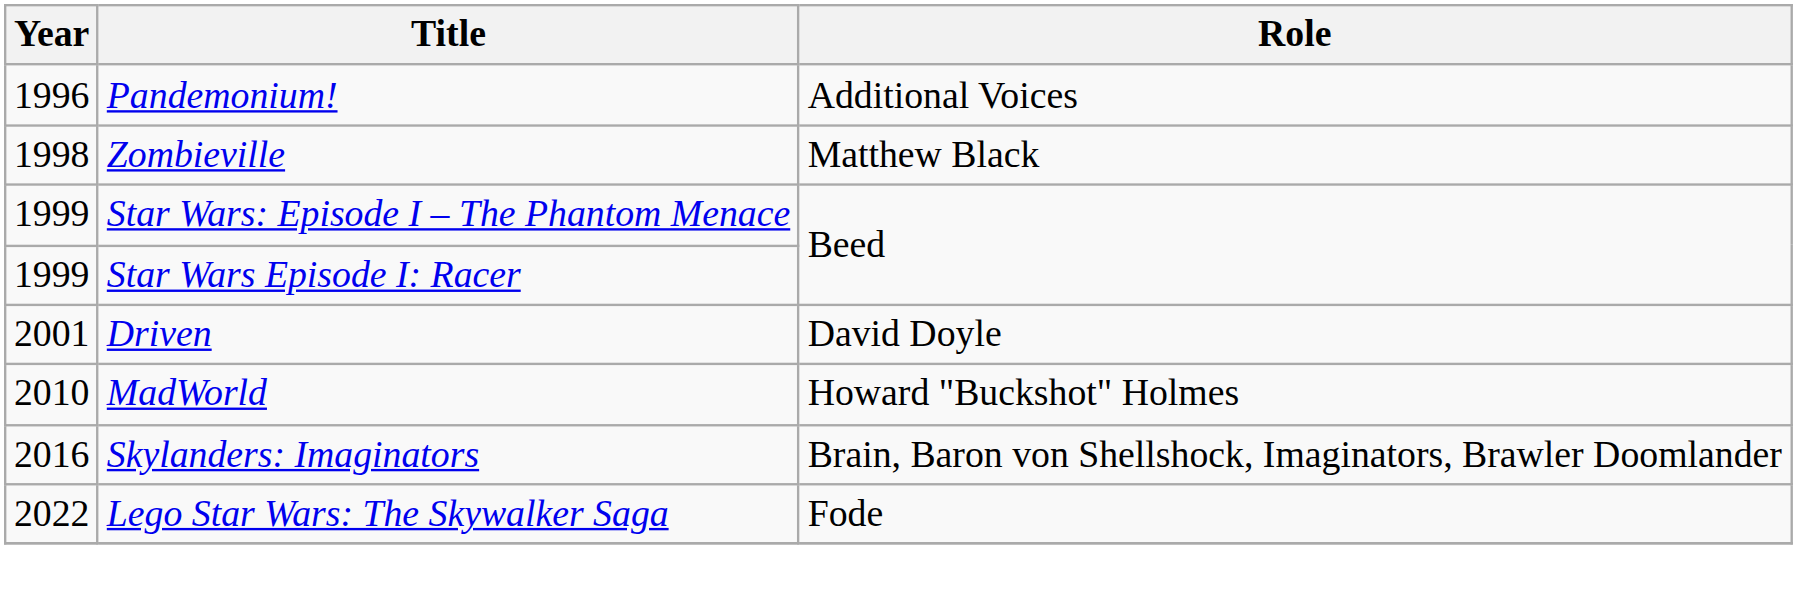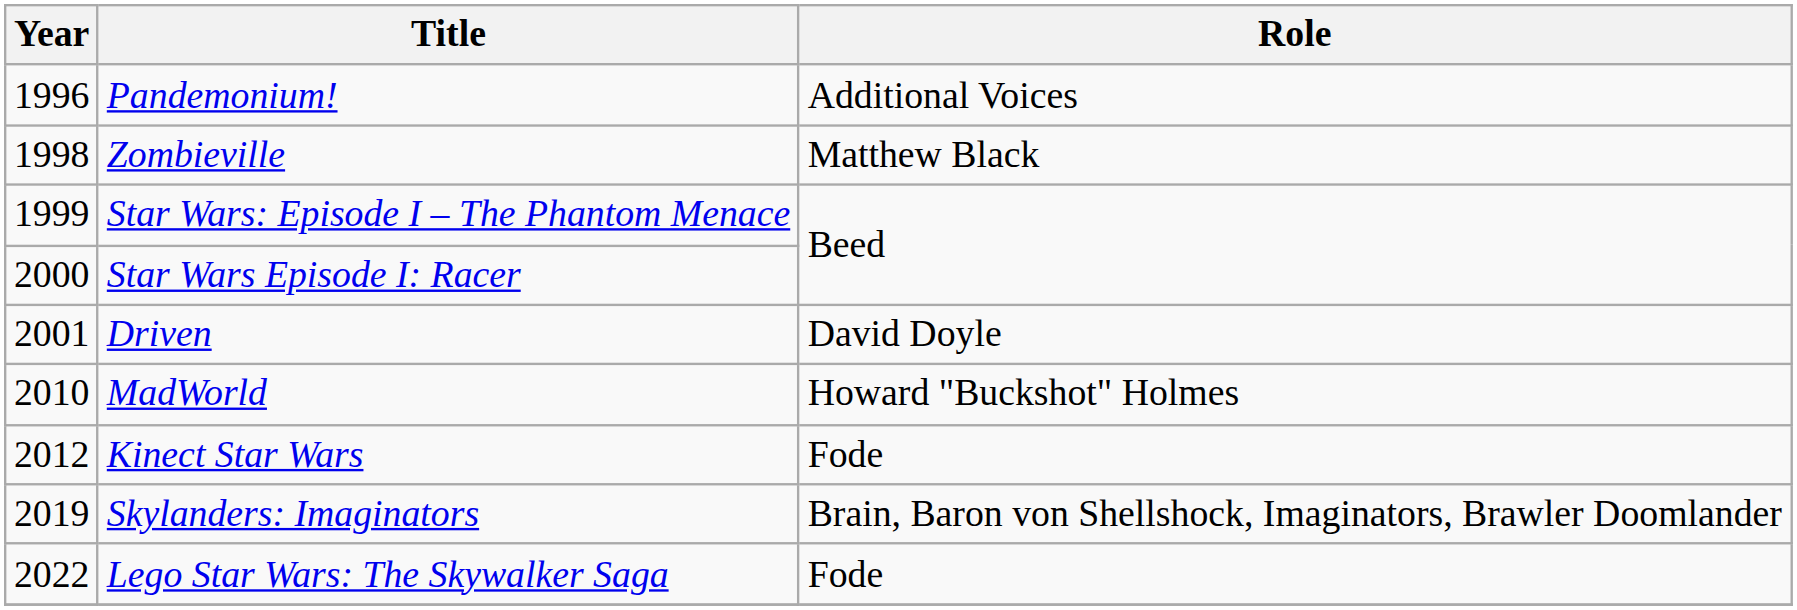(52, 273) 1999 -> (52, 273) 2000
+ row: (235, 453)
(52, 453) 2016 -> (52, 513) 2019
